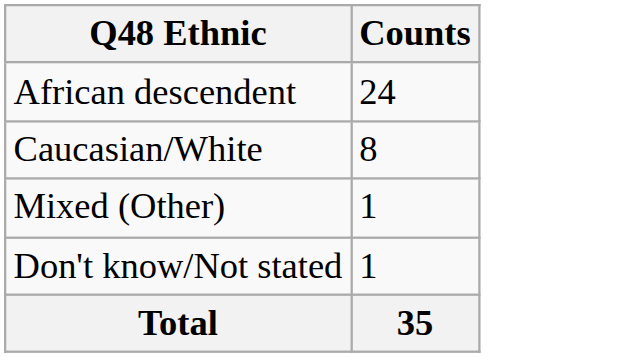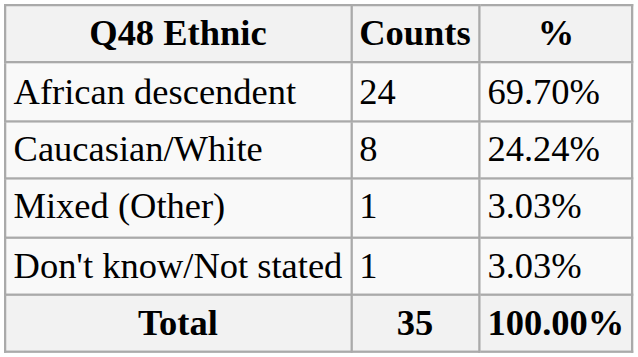+ column: (556, 33)
